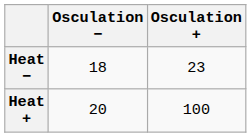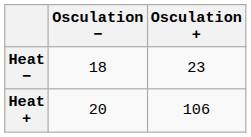(196, 110) 100 -> (196, 110) 106
